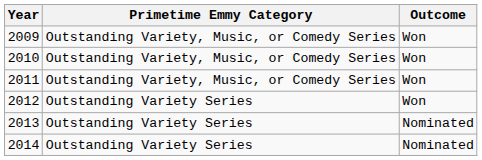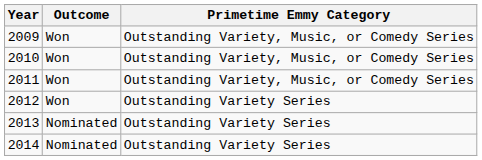columns swapped: (438, 15) <-> (221, 15)
